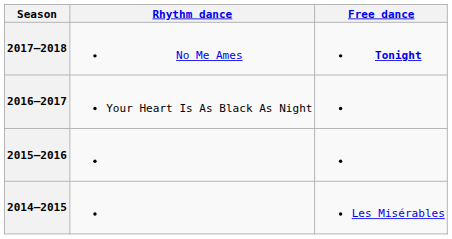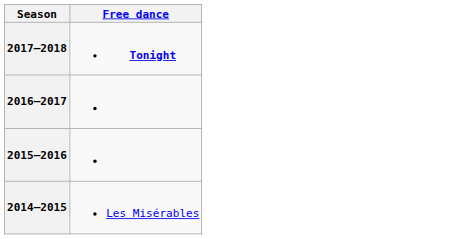- column: (192, 13)
